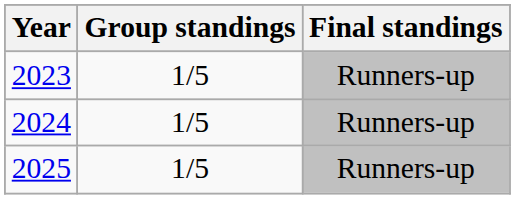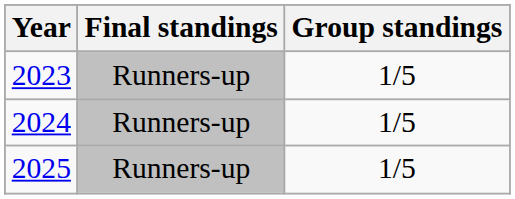columns swapped: (190, 27) <-> (406, 27)
